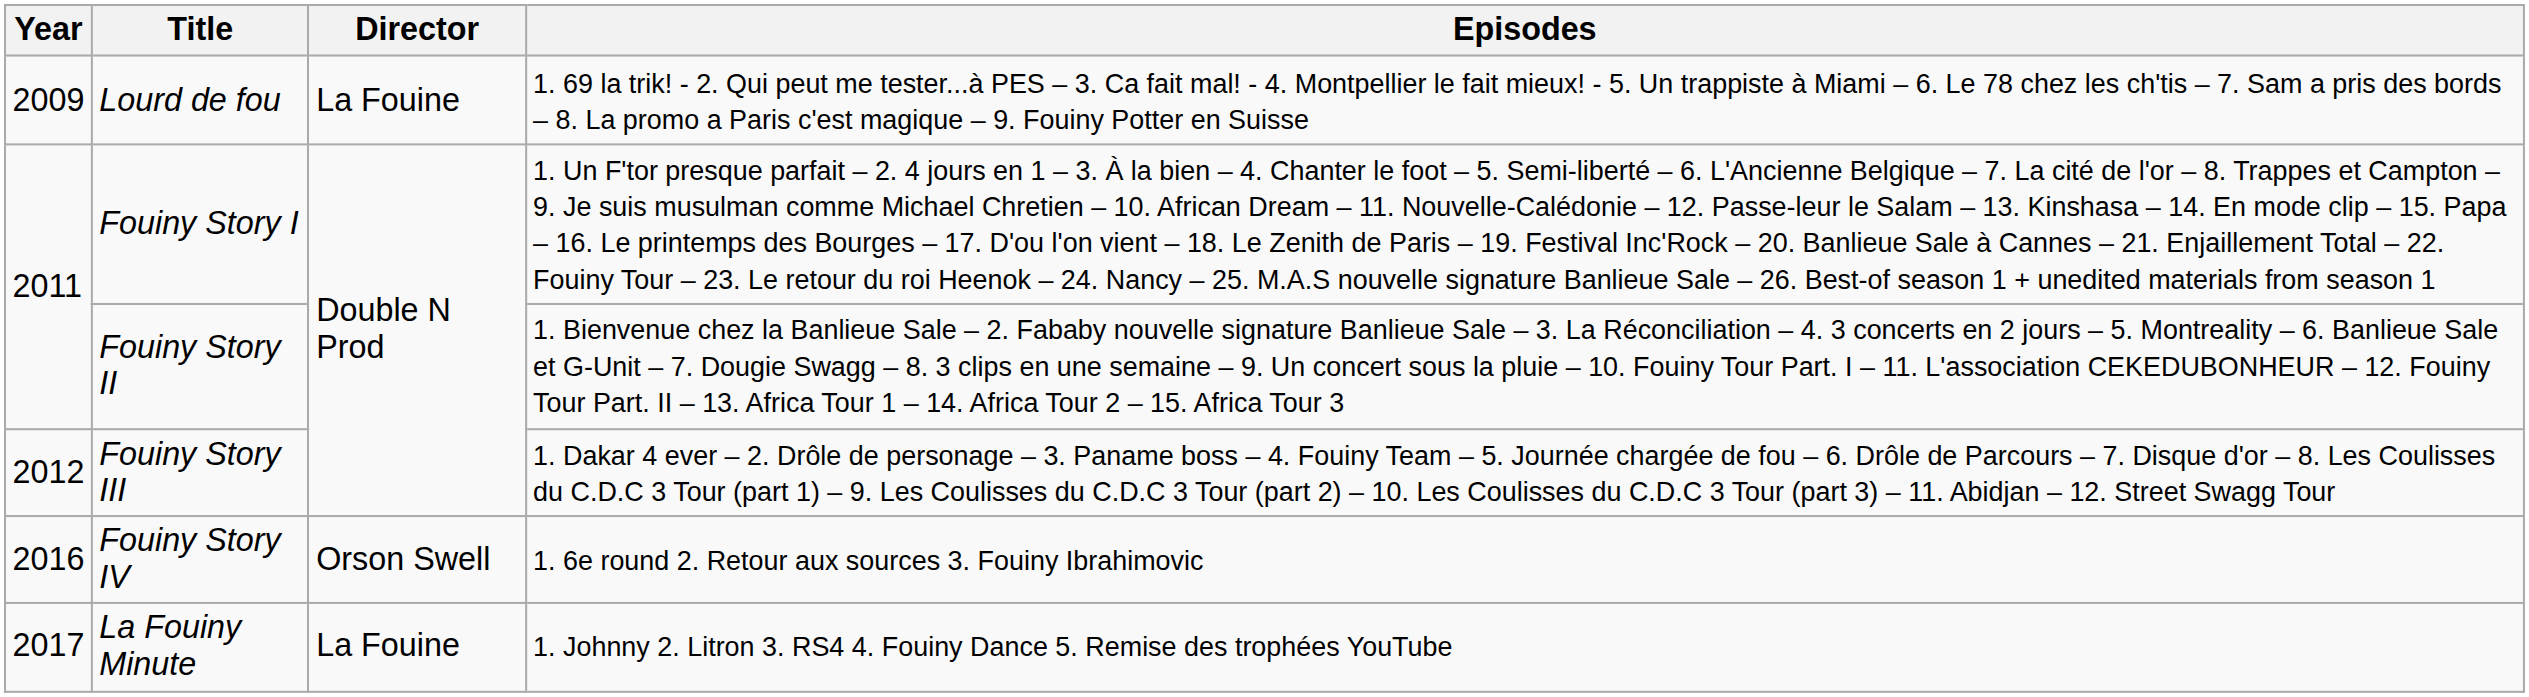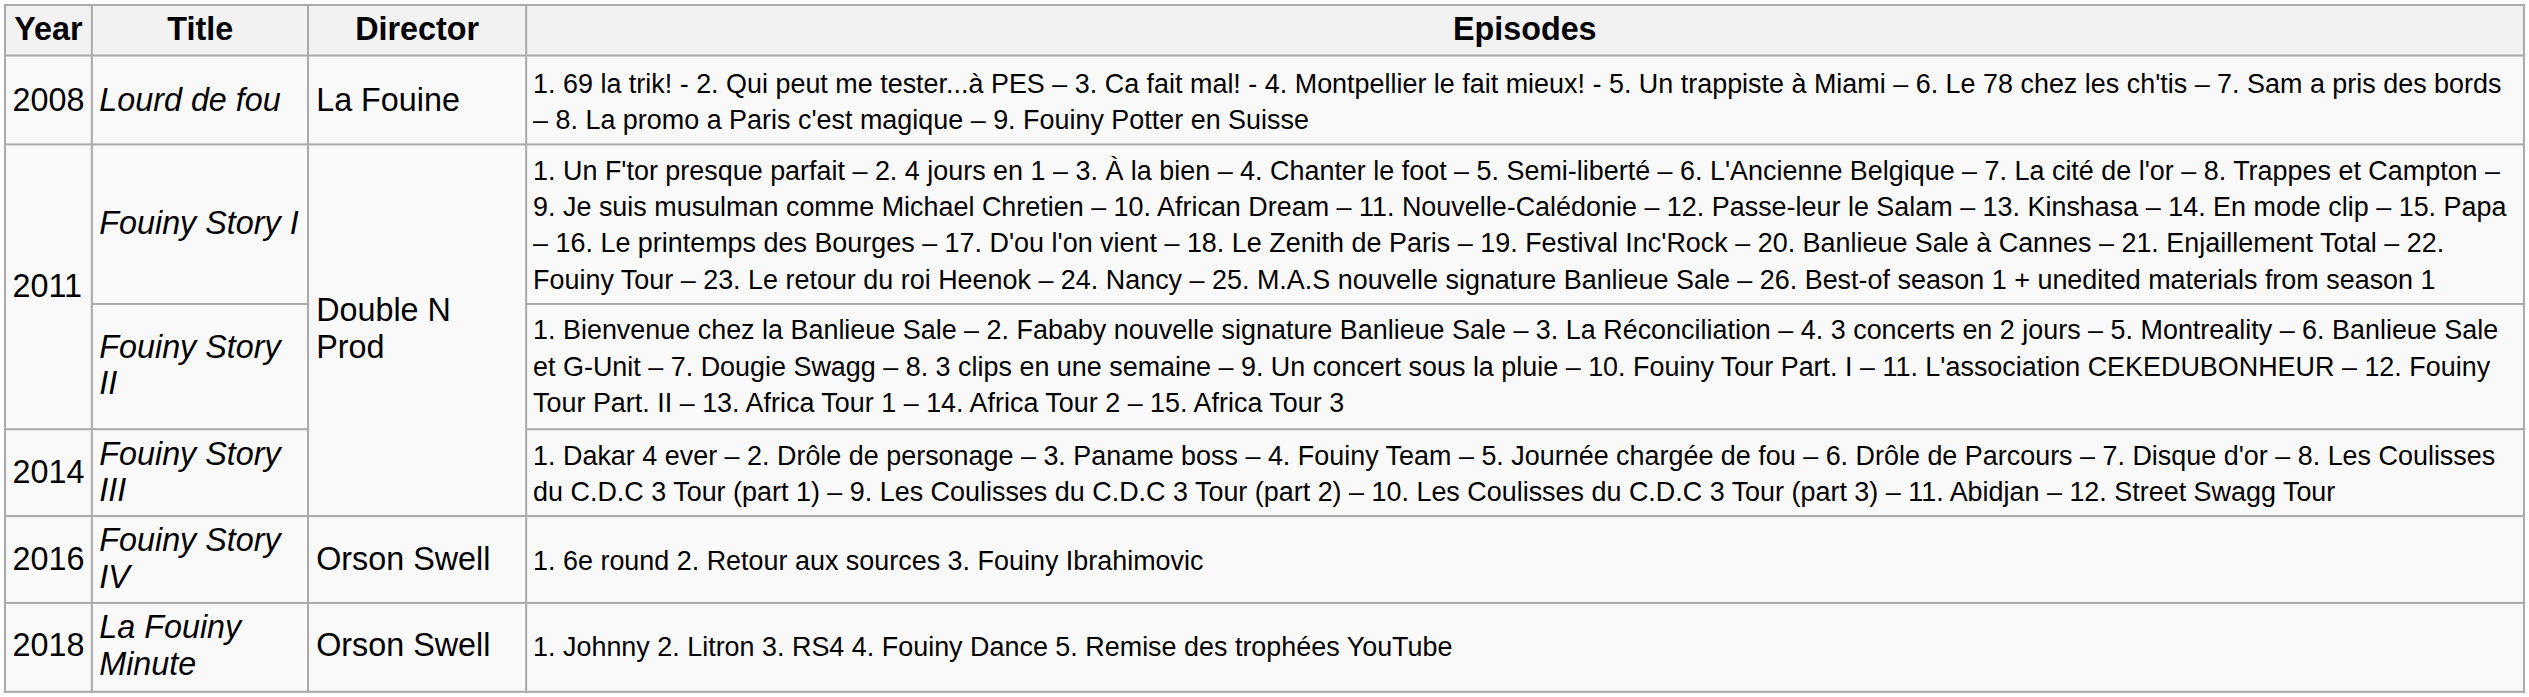(48, 99) 2009 -> (48, 99) 2008
(48, 471) 2012 -> (48, 471) 2014
(48, 646) 2017 -> (48, 646) 2018
(388, 646) La Fouine -> (403, 646) Orson Swell
